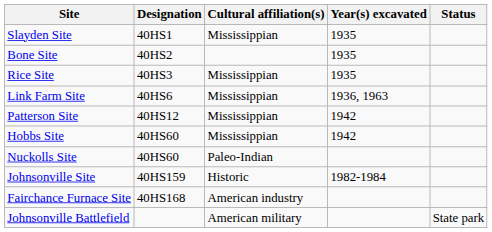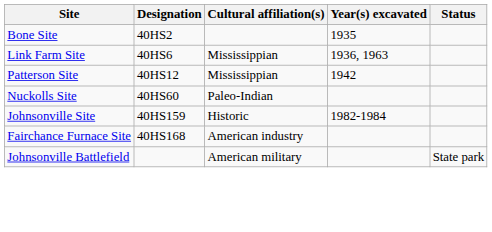- row: (40, 34)
- row: (31, 75)
- row: (36, 136)
